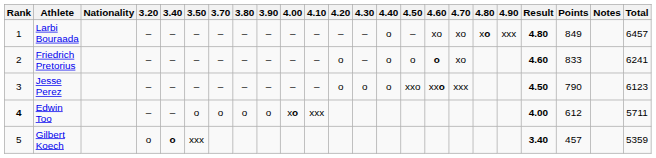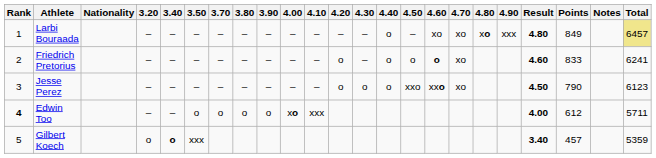(637, 33) no background -> (637, 33) khaki background
(461, 86) xxx -> (461, 86) xo
